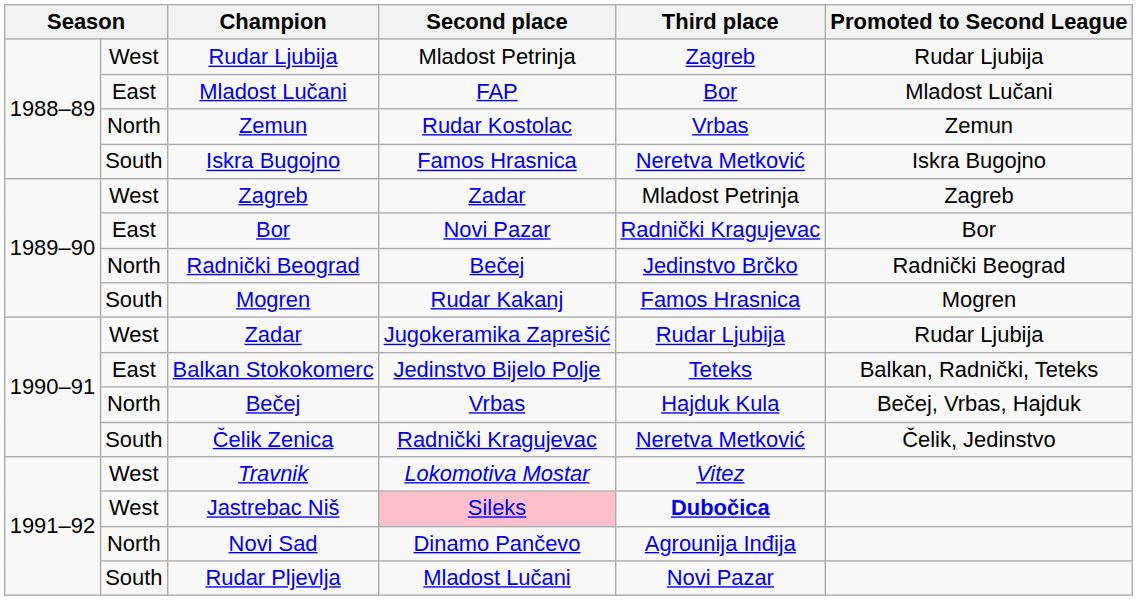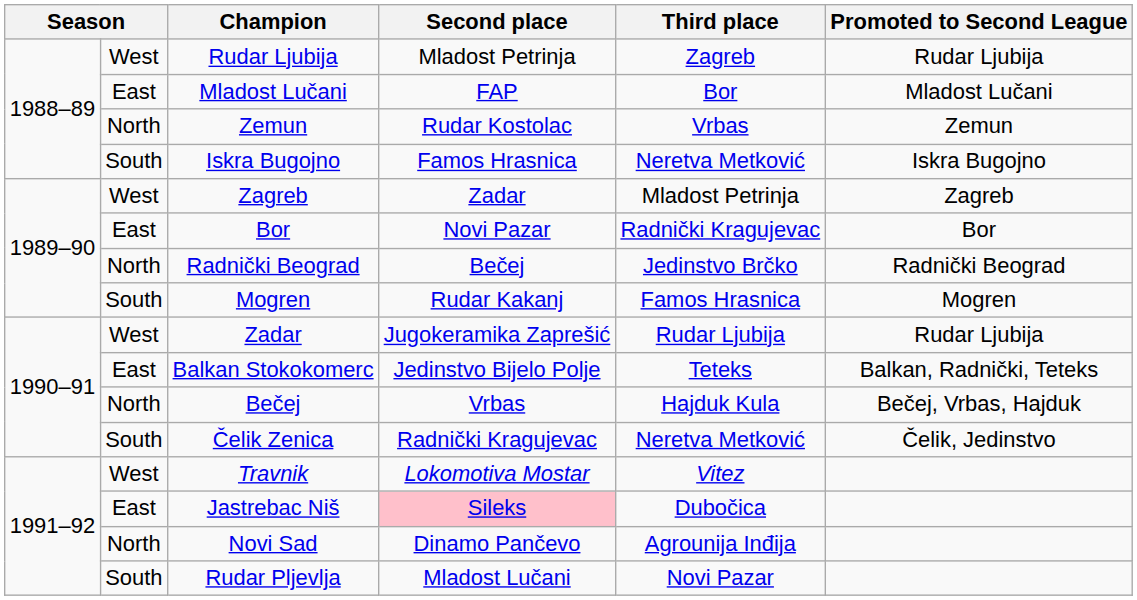(134, 508) West -> (134, 508) East
(720, 508) bold -> (720, 508) normal
